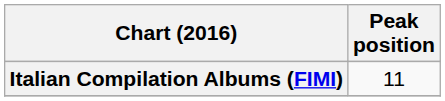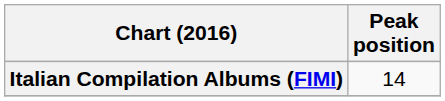(394, 78) 11 -> (394, 78) 14
